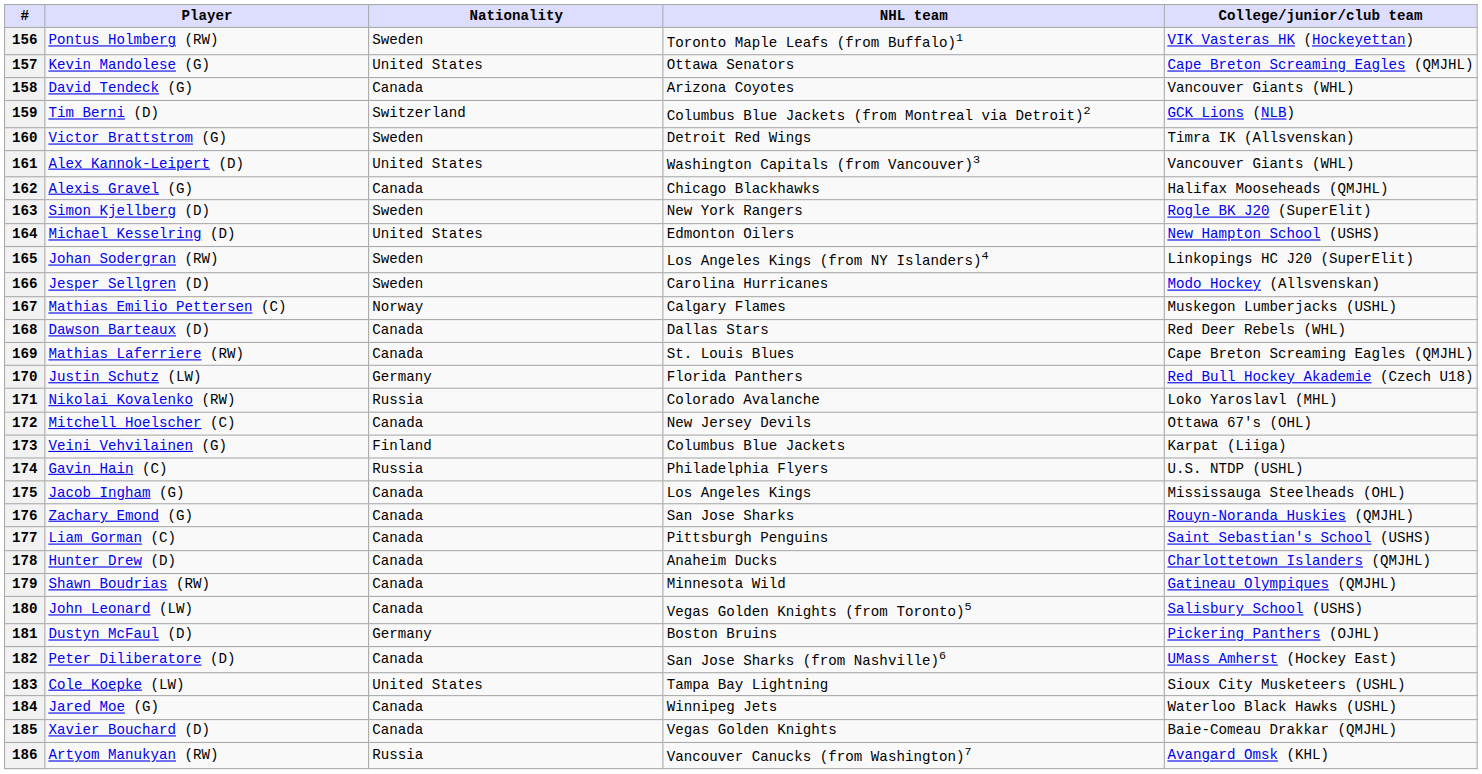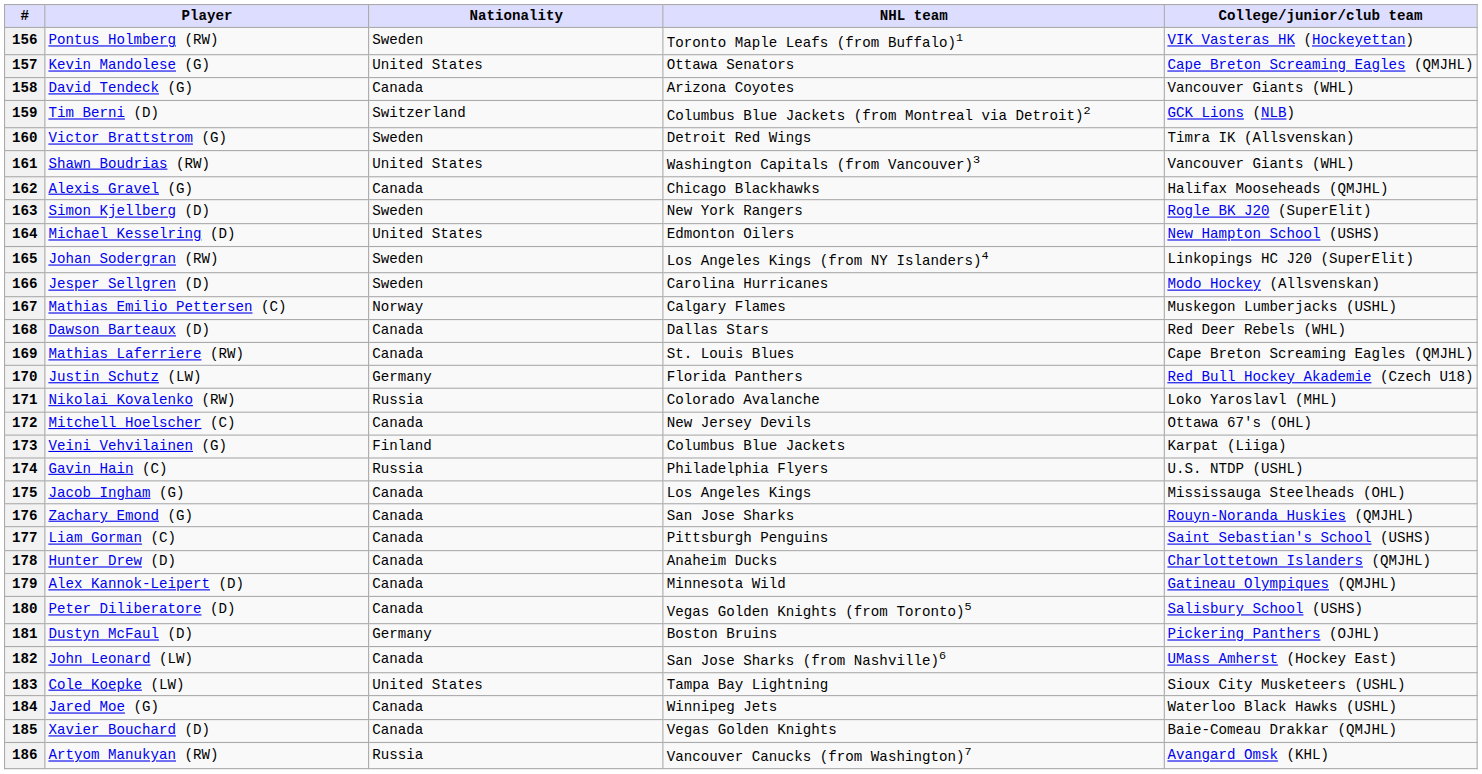(146, 164) Alex Kannok-Leipert (D) -> (129, 164) Shawn Boudrias (RW)
(129, 585) Shawn Boudrias (RW) -> (146, 585) Alex Kannok-Leipert (D)
(121, 610) John Leonard (LW) -> (142, 610) Peter Diliberatore (D)
(142, 660) Peter Diliberatore (D) -> (121, 660) John Leonard (LW)
